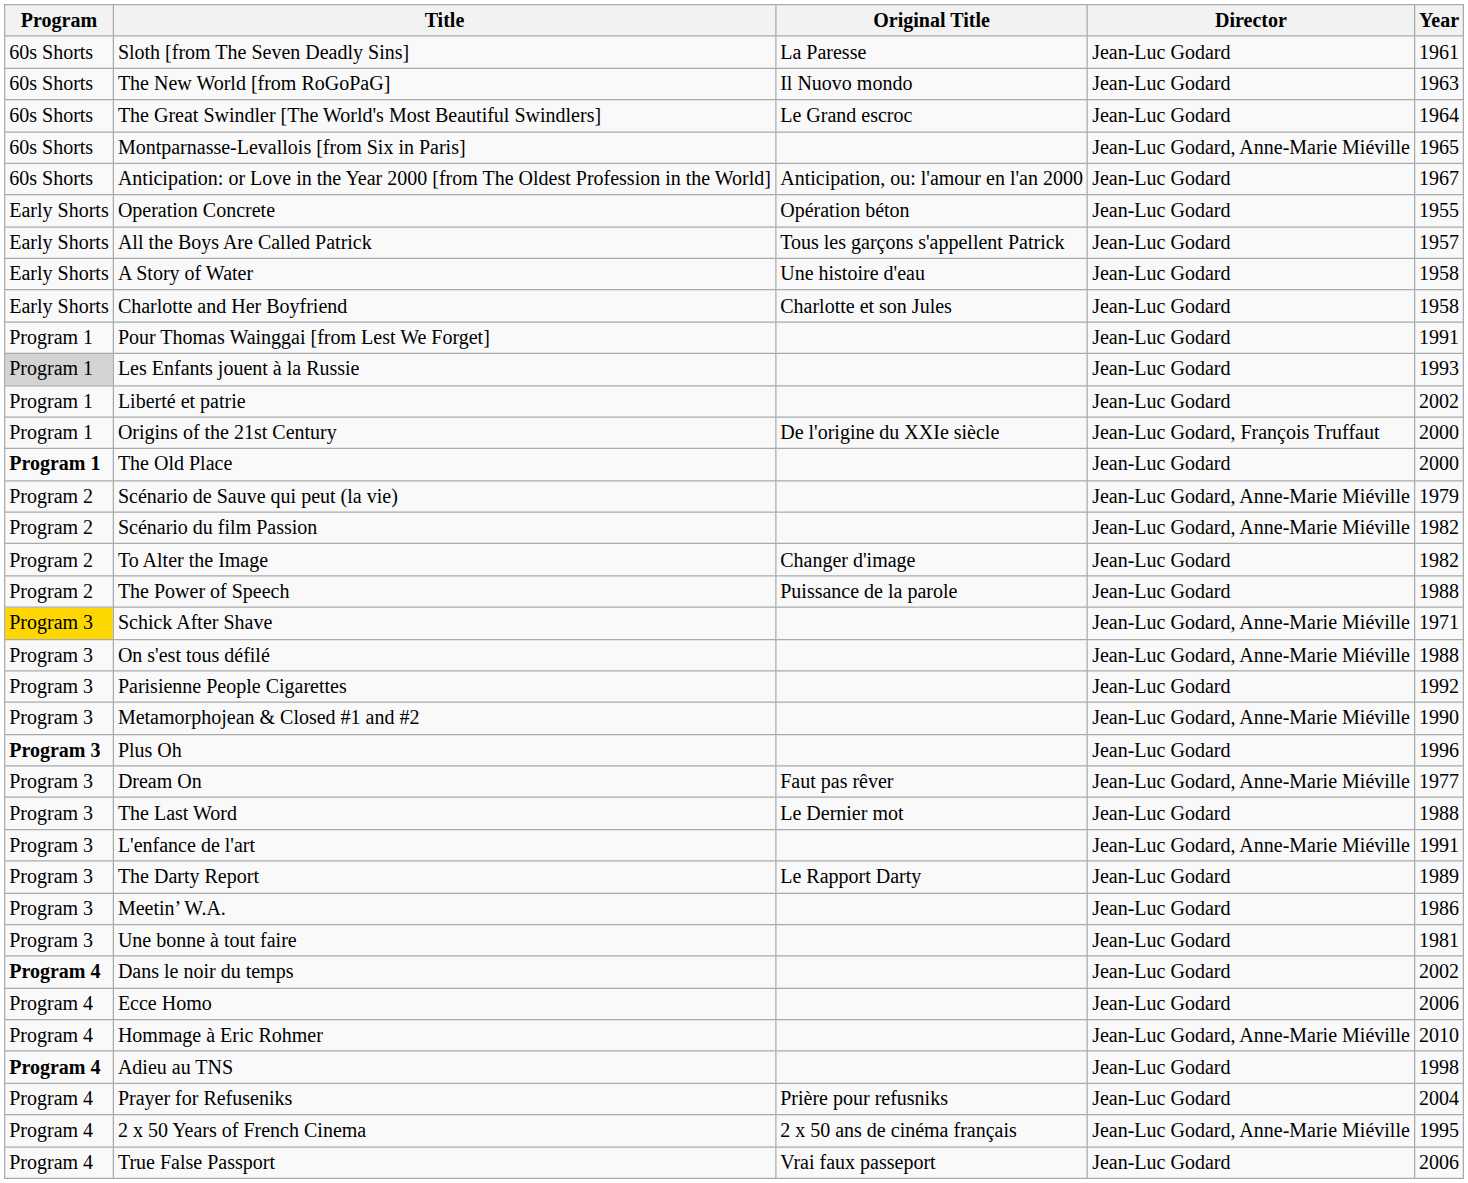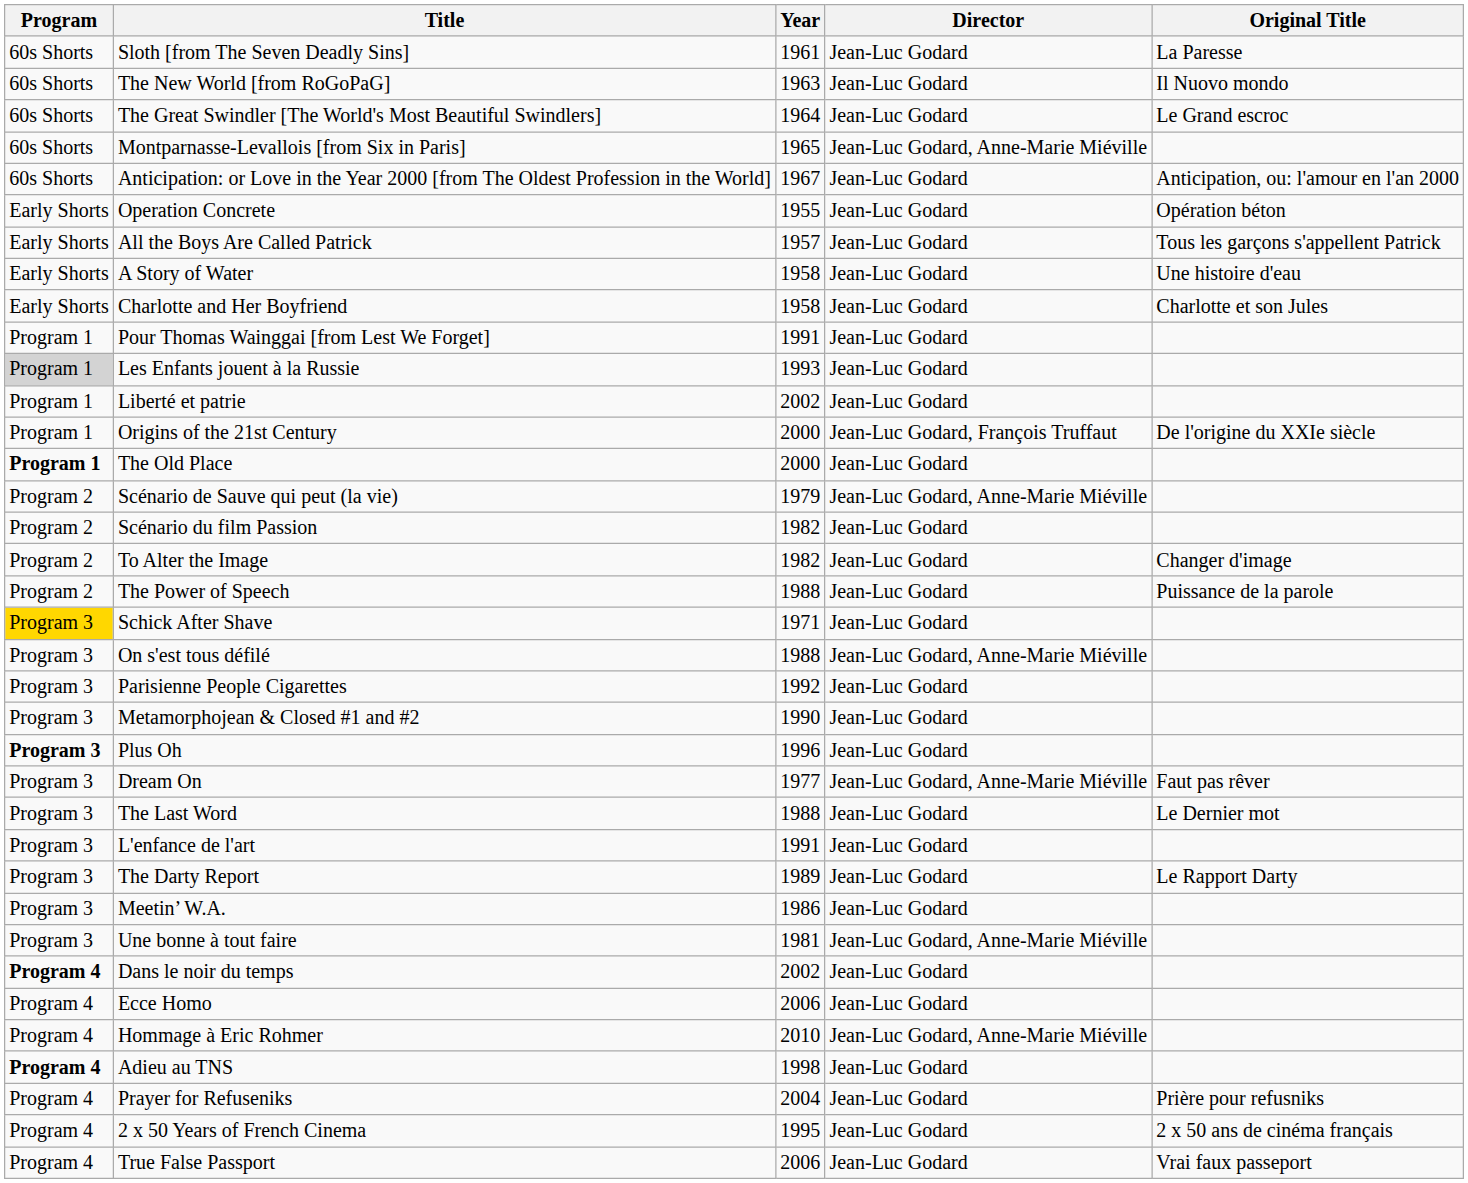columns swapped: (932, 20) <-> (1439, 20)
(1251, 527) Jean-Luc Godard, Anne-Marie Miéville -> (899, 527) Jean-Luc Godard
(1251, 623) Jean-Luc Godard, Anne-Marie Miéville -> (899, 623) Jean-Luc Godard
(1251, 718) Jean-Luc Godard, Anne-Marie Miéville -> (899, 718) Jean-Luc Godard
(1251, 845) Jean-Luc Godard, Anne-Marie Miéville -> (899, 845) Jean-Luc Godard
(1161, 940) Jean-Luc Godard -> (988, 940) Jean-Luc Godard, Anne-Marie Miéville
(1251, 1130) Jean-Luc Godard, Anne-Marie Miéville -> (899, 1130) Jean-Luc Godard
